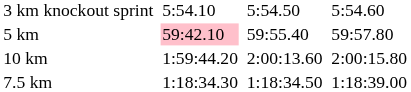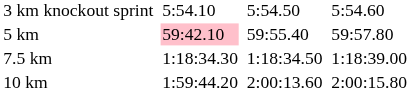rows swapped: (28, 82) <-> (26, 58)
